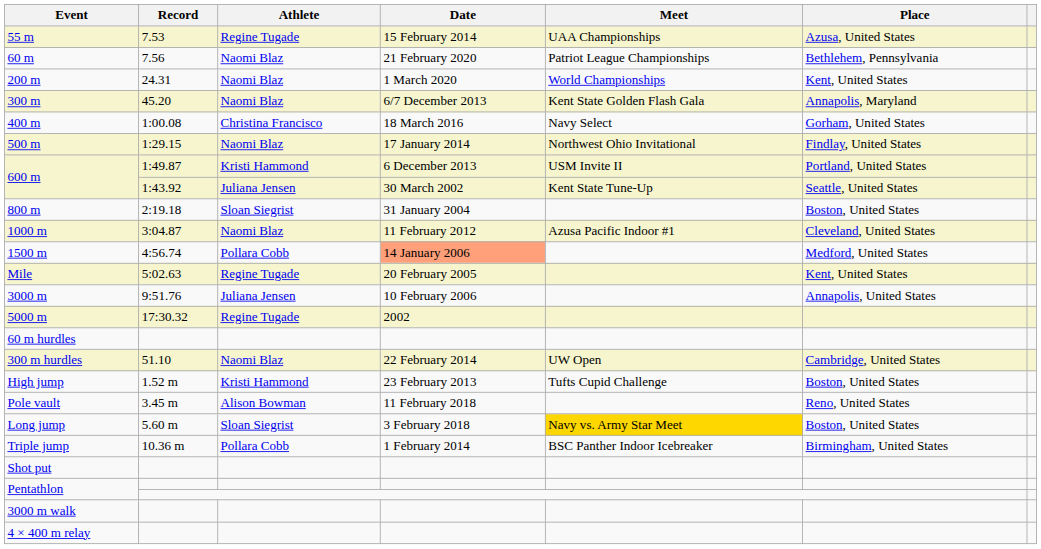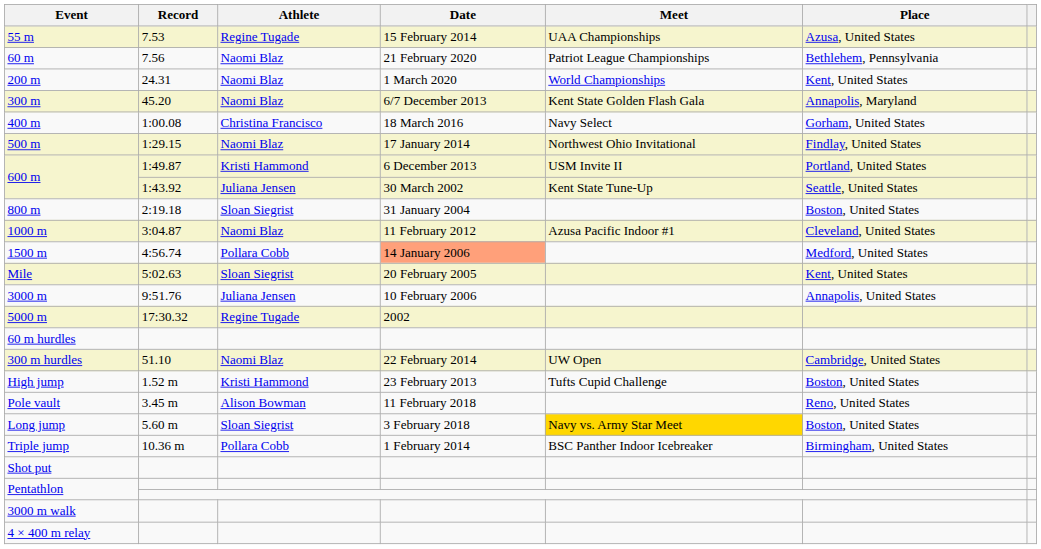(260, 274) Regine Tugade -> (257, 274) Sloan Siegrist
